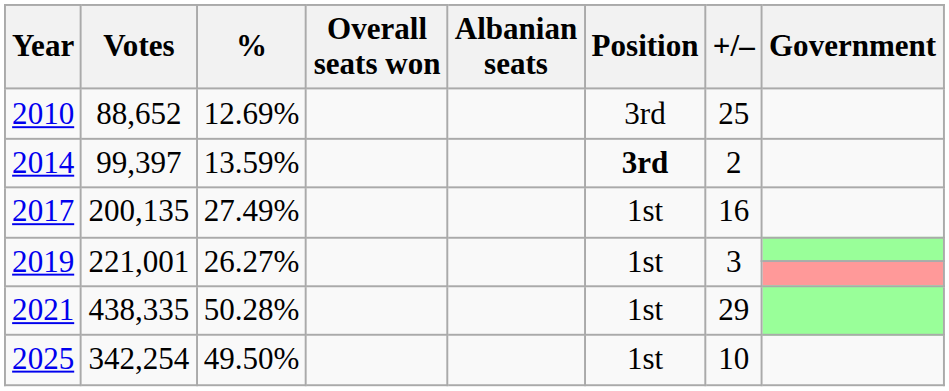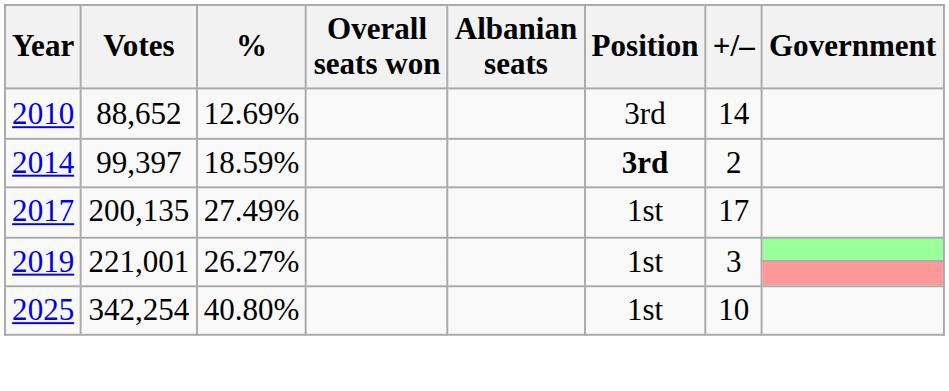(734, 113) 25 -> (734, 113) 14
(252, 162) 13.59% -> (252, 162) 18.59%
(734, 211) 16 -> (734, 211) 17
- row: (43, 310)
(252, 359) 49.50% -> (252, 310) 40.80%
